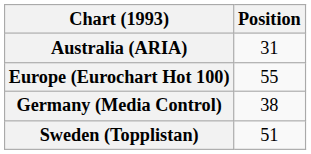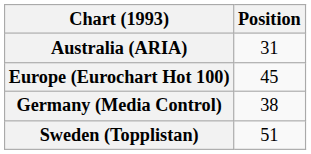(269, 76) 55 -> (269, 76) 45
